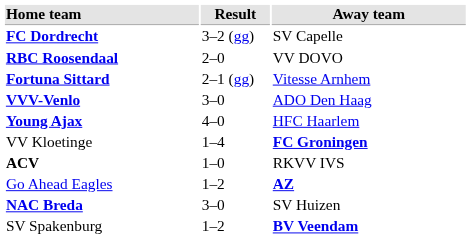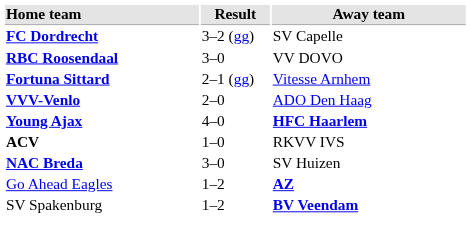(213, 57) 2–0 -> (213, 57) 3–0
(213, 99) 3–0 -> (213, 99) 2–0
(316, 121) normal -> (320, 121) bold
- row: (49, 142)
rows swapped: (44, 205) <-> (59, 184)
